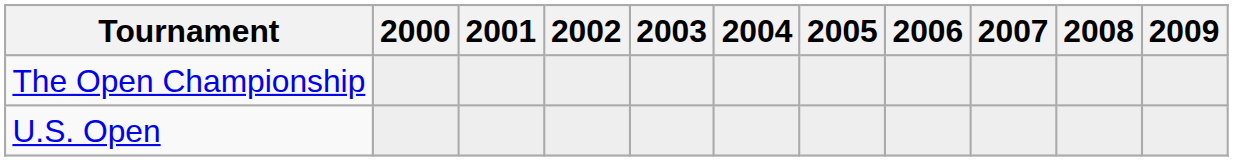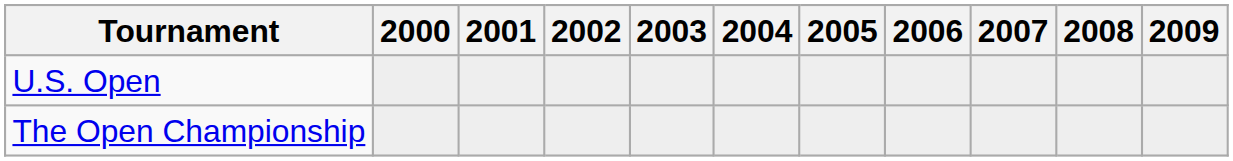rows swapped: (87, 131) <-> (189, 81)
